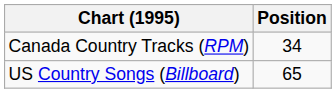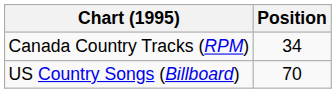(292, 74) 65 -> (292, 74) 70
